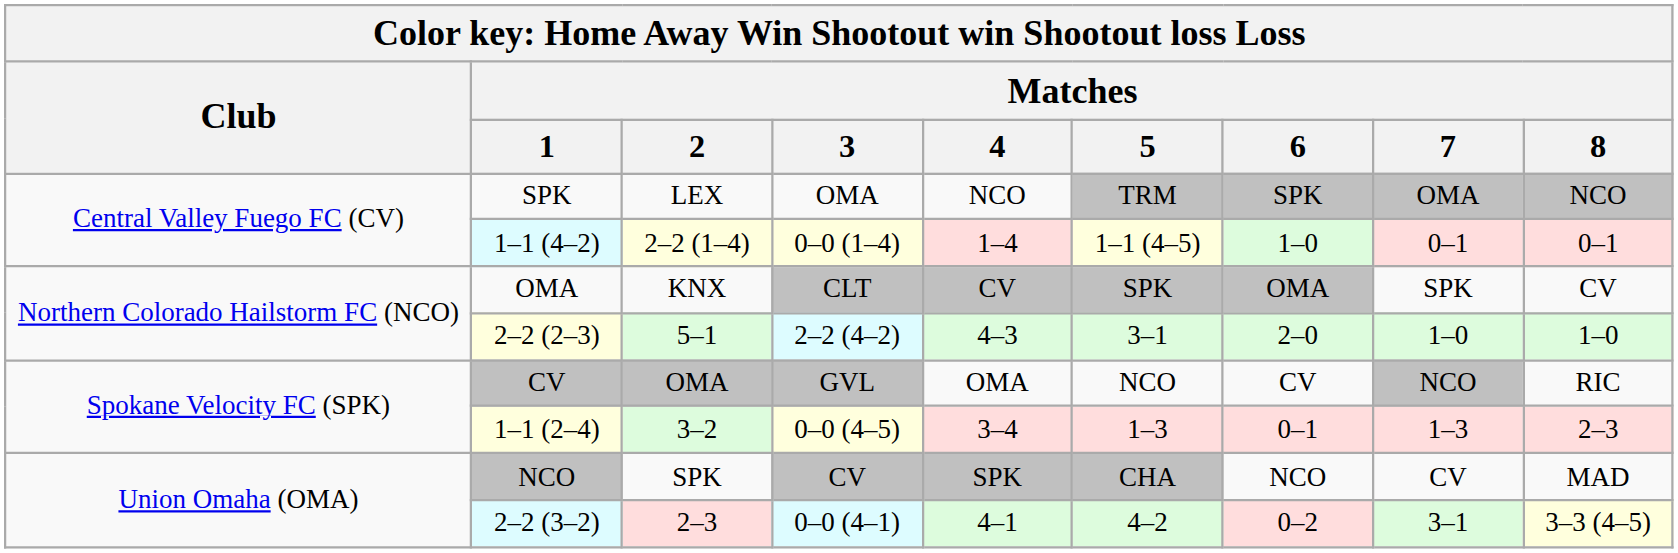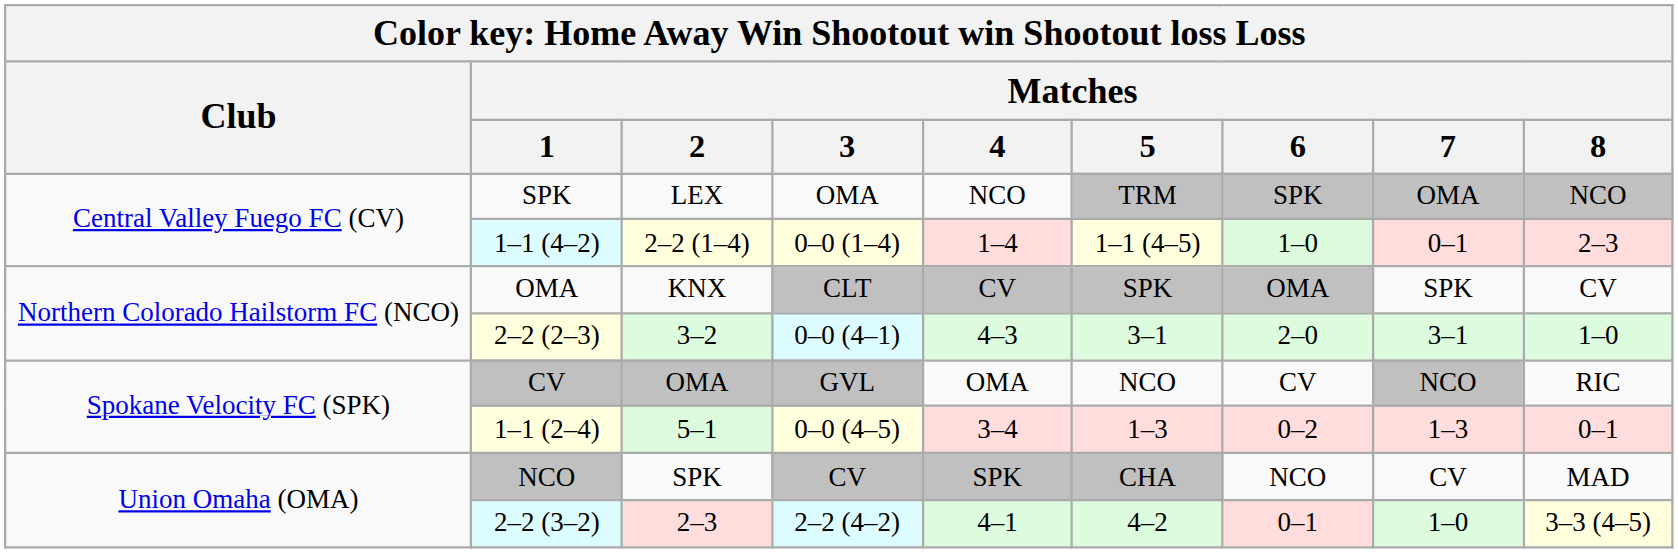(1598, 242) 0–1 -> (1598, 242) 2–3
(697, 335) 5–1 -> (697, 335) 3–2
(847, 335) 2–2 (4–2) -> (847, 335) 0–0 (4–1)
(1448, 335) 1–0 -> (1448, 335) 3–1
(697, 429) 3–2 -> (697, 429) 5–1
(1298, 429) 0–1 -> (1298, 429) 0–2
(1598, 429) 2–3 -> (1598, 429) 0–1
(847, 522) 0–0 (4–1) -> (847, 522) 2–2 (4–2)
(1298, 522) 0–2 -> (1298, 522) 0–1
(1448, 522) 3–1 -> (1448, 522) 1–0
